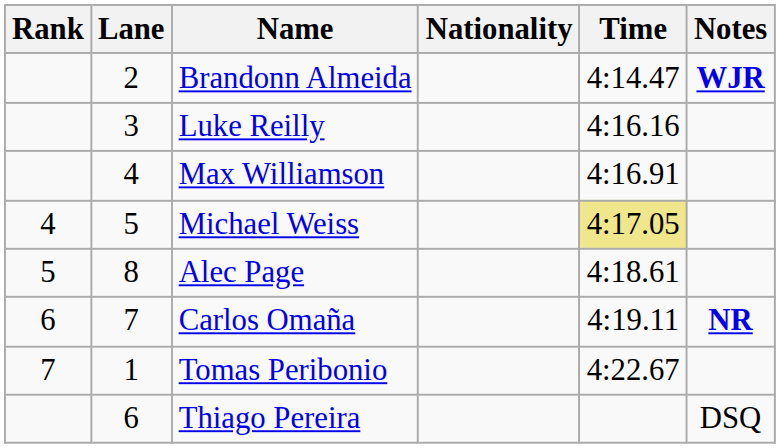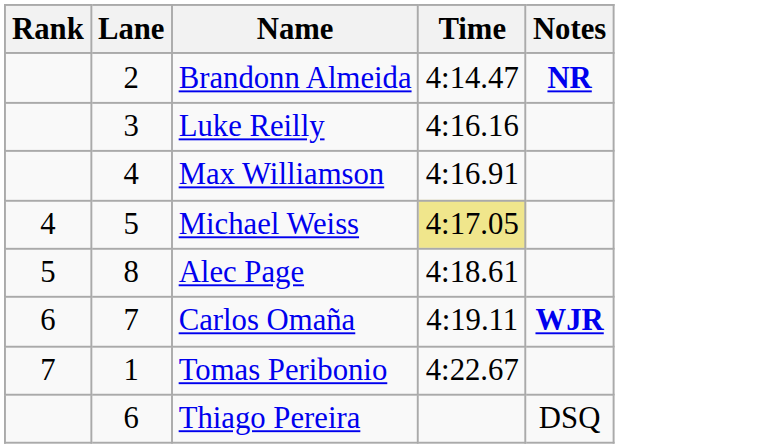- column: (499, 28)
(731, 77) WJR -> (570, 77) NR
(731, 321) NR -> (570, 321) WJR
